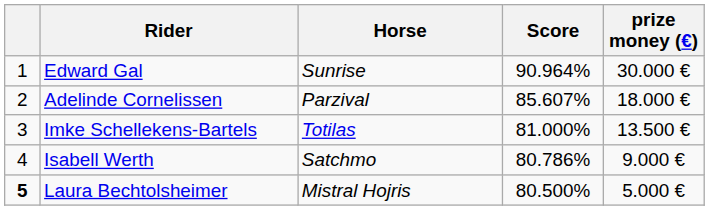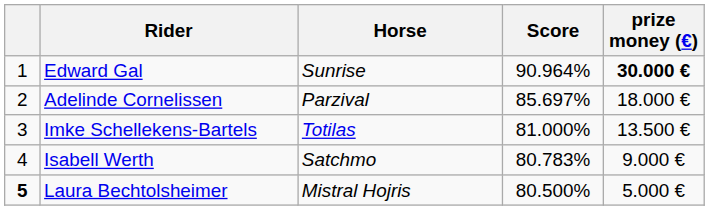(654, 71) normal -> (654, 71) bold
(553, 101) 85.607% -> (553, 101) 85.697%
(553, 160) 80.786% -> (553, 160) 80.783%
